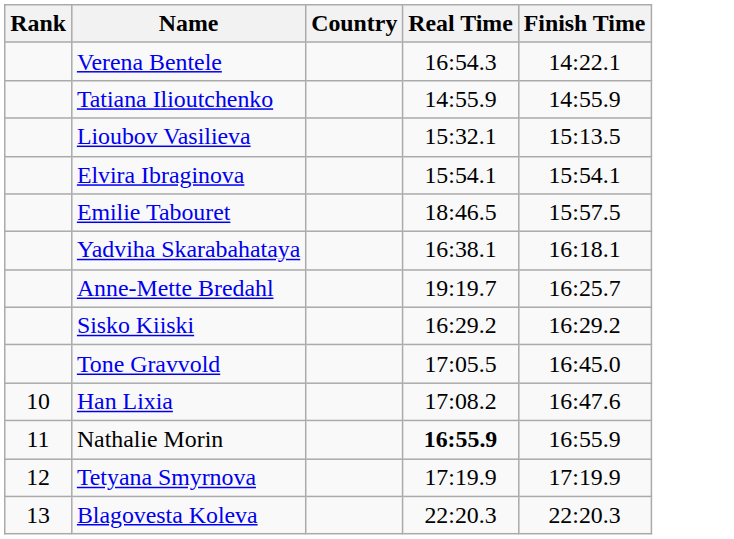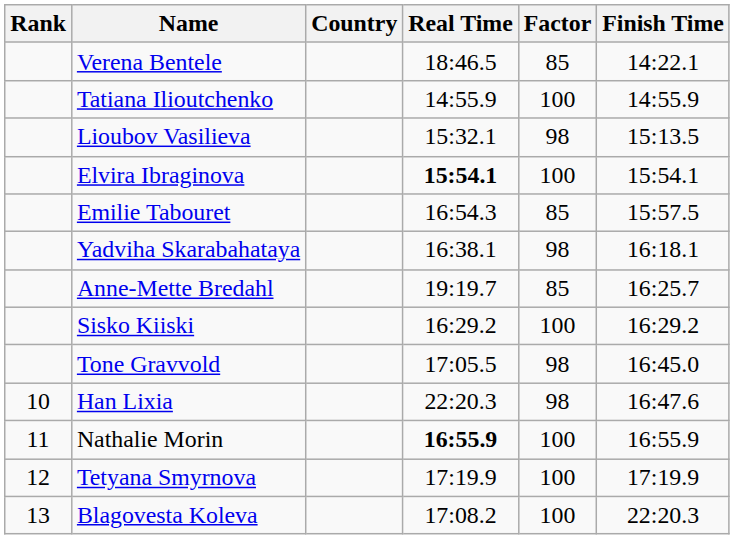+ column: (557, 23)
(461, 61) 16:54.3 -> (461, 61) 18:46.5
(461, 174) normal -> (461, 174) bold
(461, 212) 18:46.5 -> (461, 212) 16:54.3
(461, 401) 17:08.2 -> (461, 401) 22:20.3
(461, 514) 22:20.3 -> (461, 514) 17:08.2
